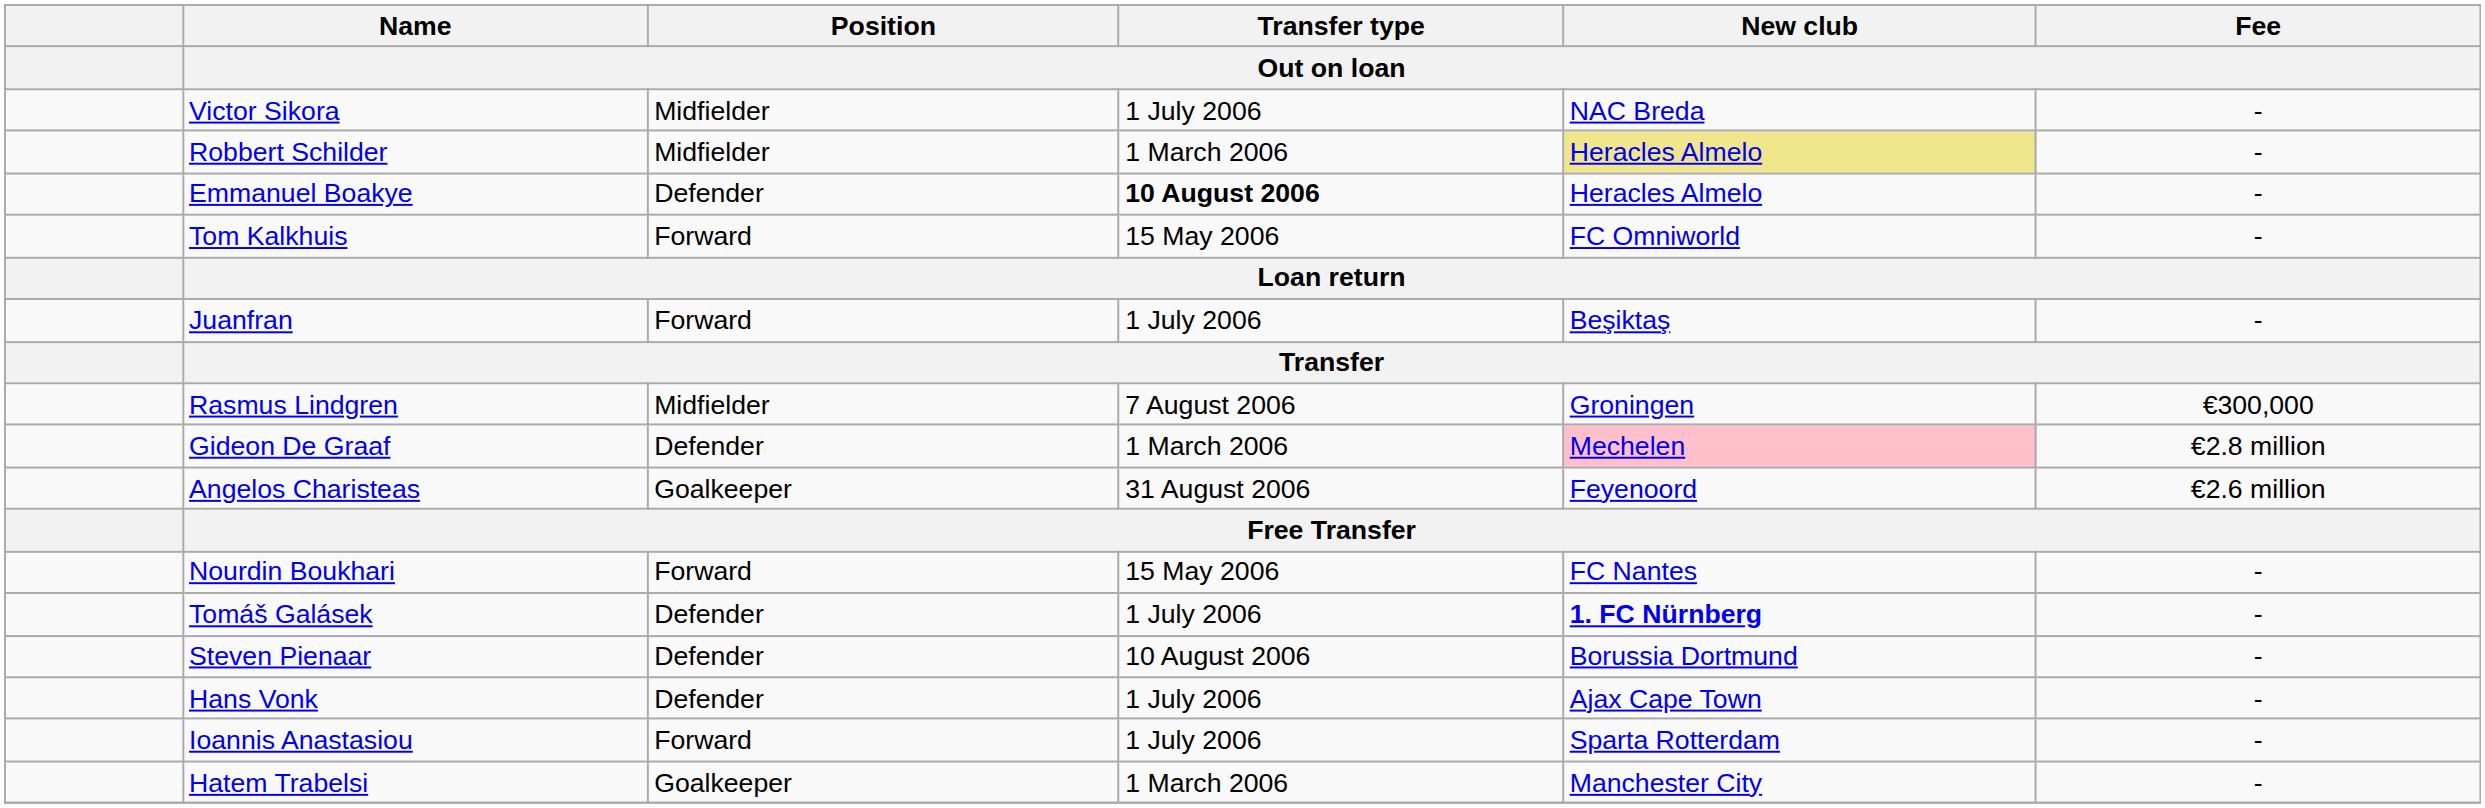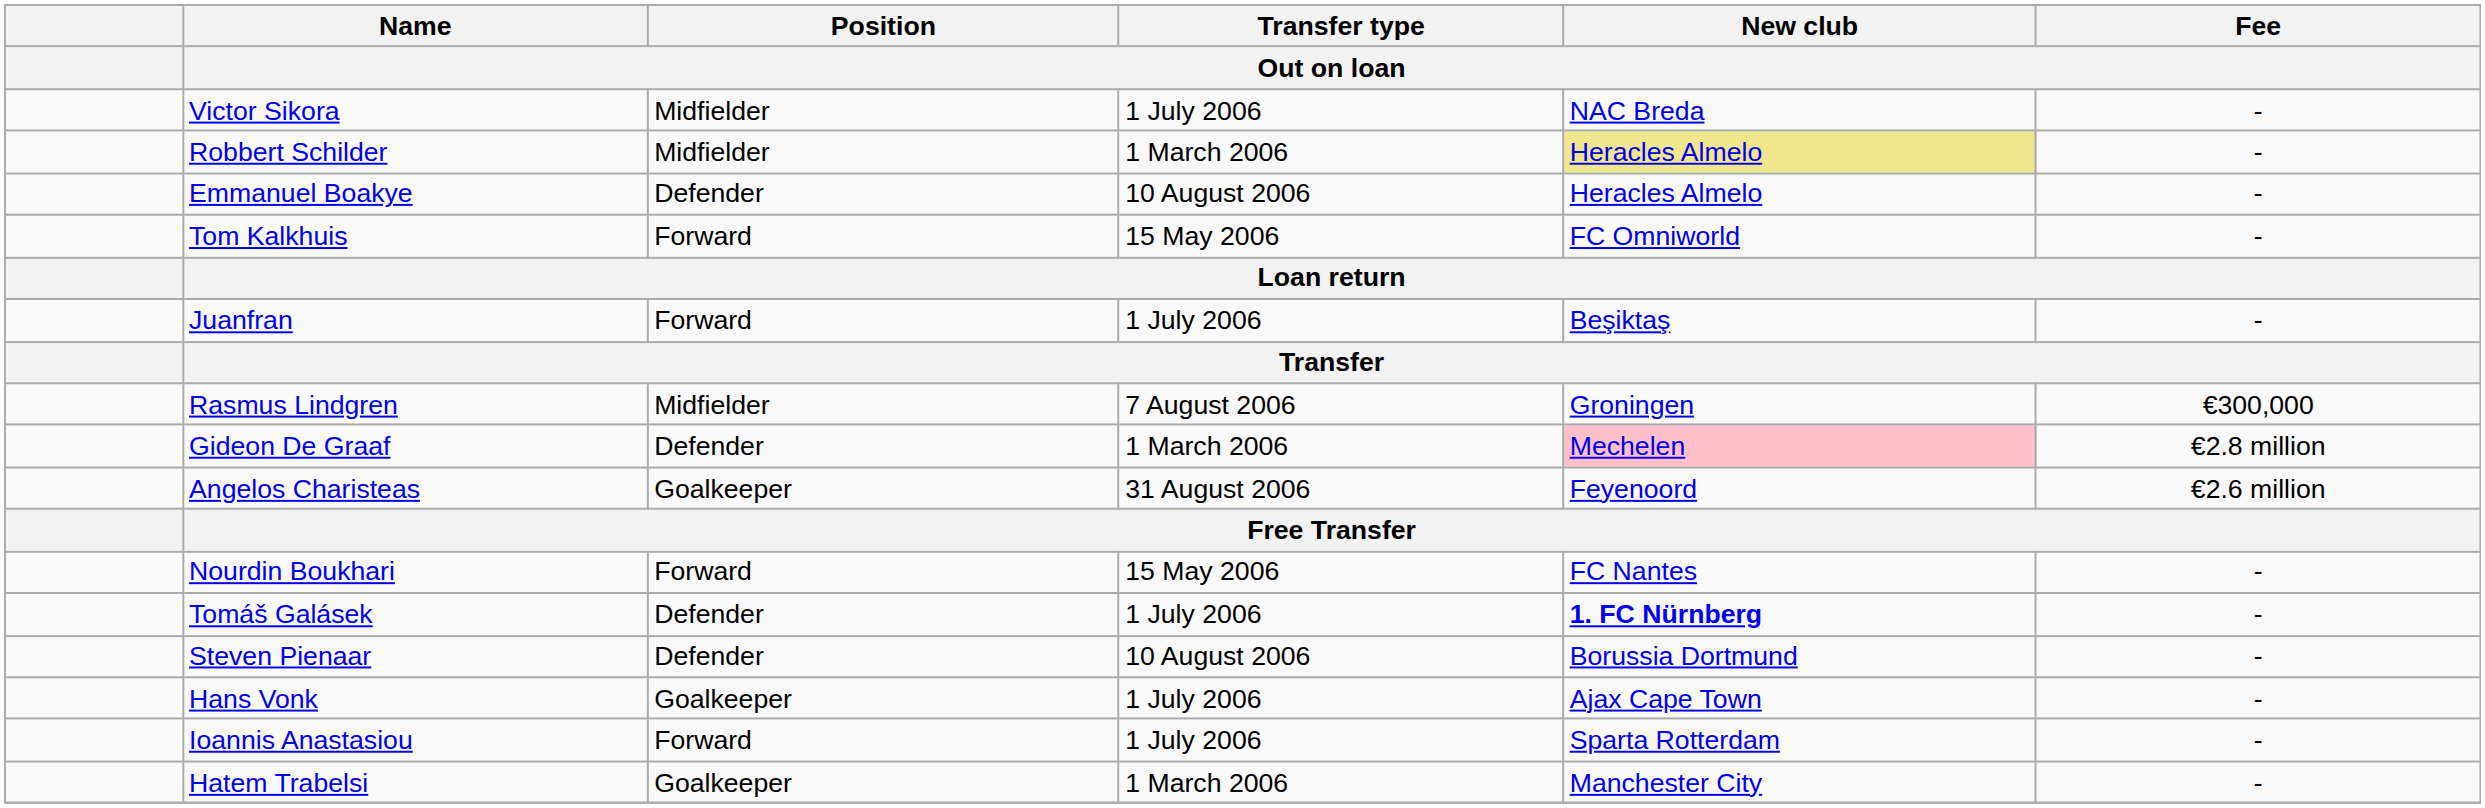(1222, 194) bold -> (1218, 194) normal
(709, 698) Defender -> (723, 698) Goalkeeper
